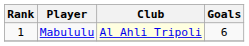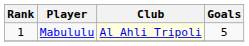(224, 32) 6 -> (224, 32) 5
